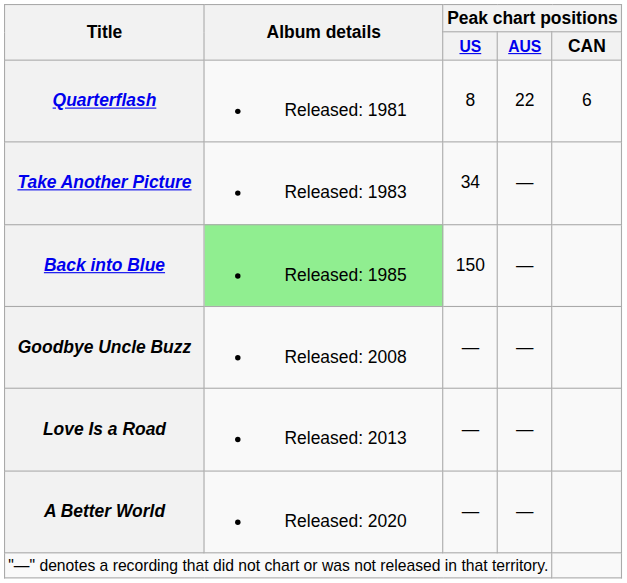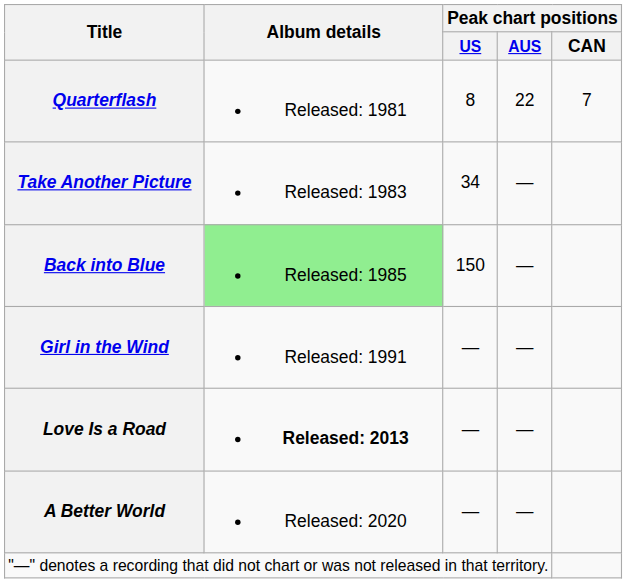(587, 100) 6 -> (587, 100) 7
+ row: (104, 347)
- row: (104, 347)
(324, 439) normal -> (324, 439) bold
